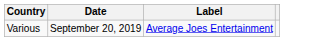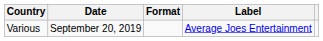+ column: (163, 12)
